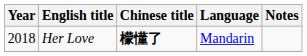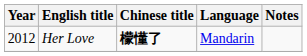(22, 38) 2018 -> (22, 38) 2012
